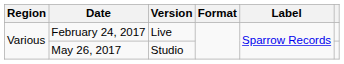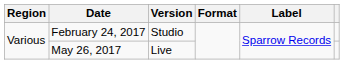(161, 31) Live -> (167, 31) Studio
(167, 50) Studio -> (161, 50) Live
